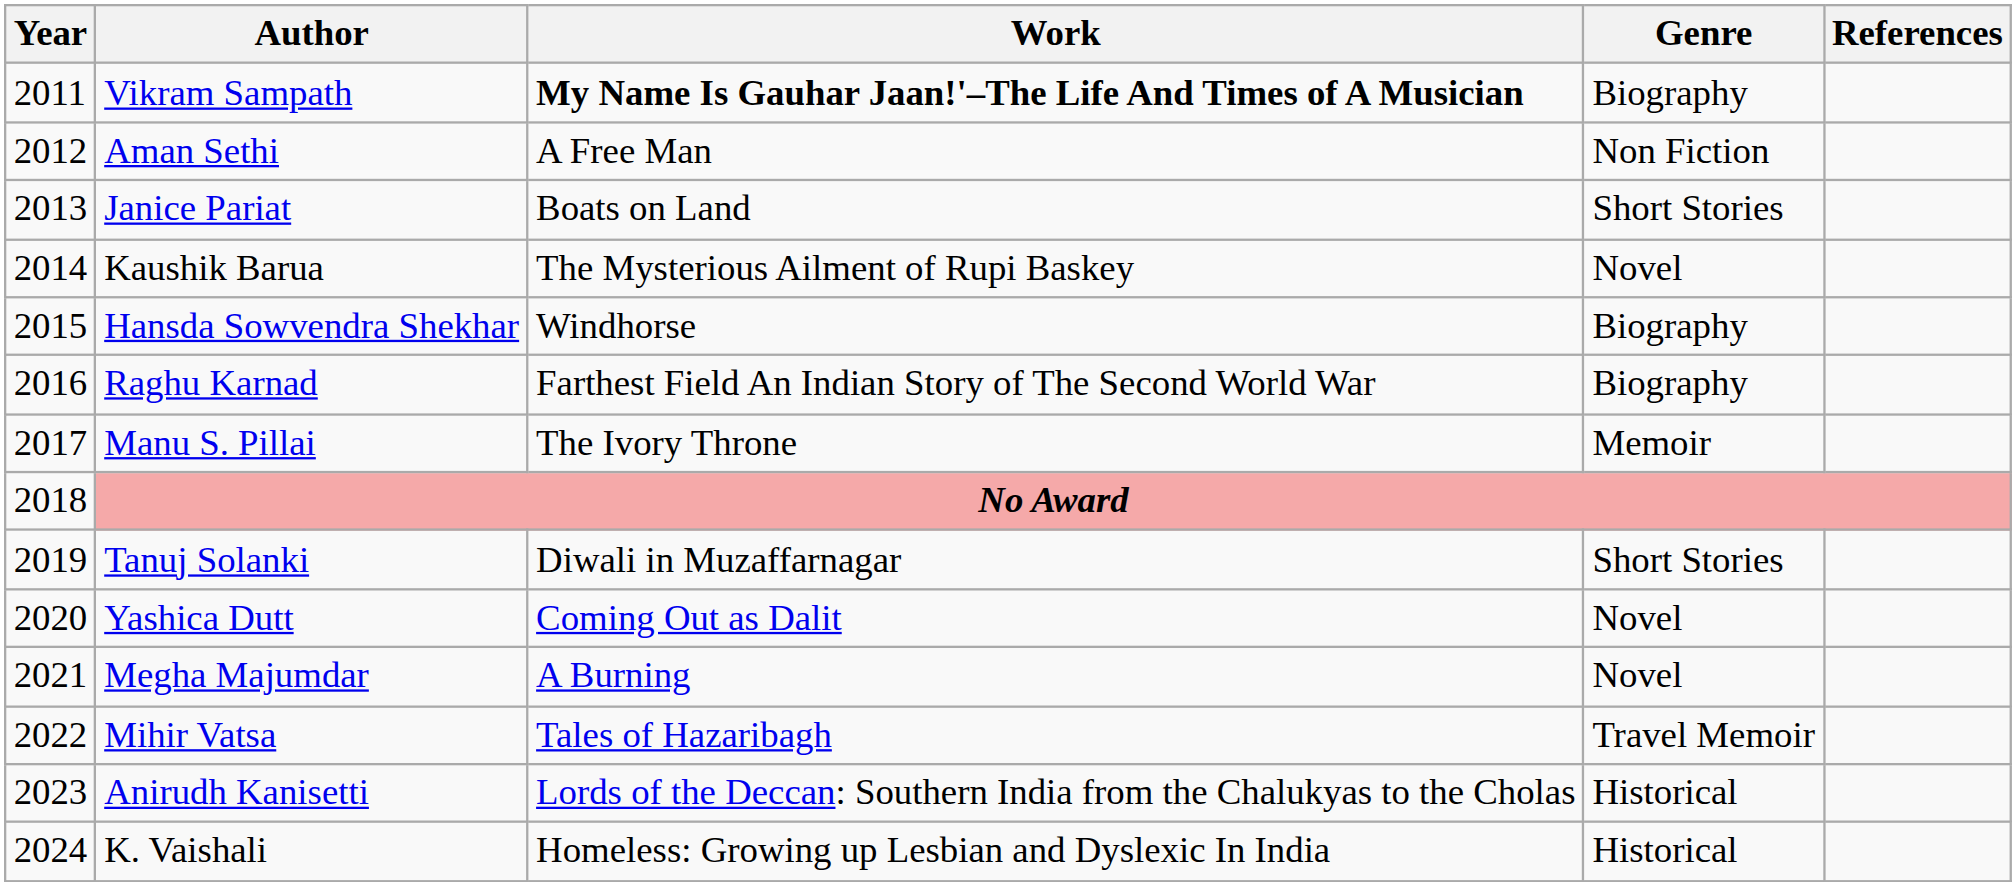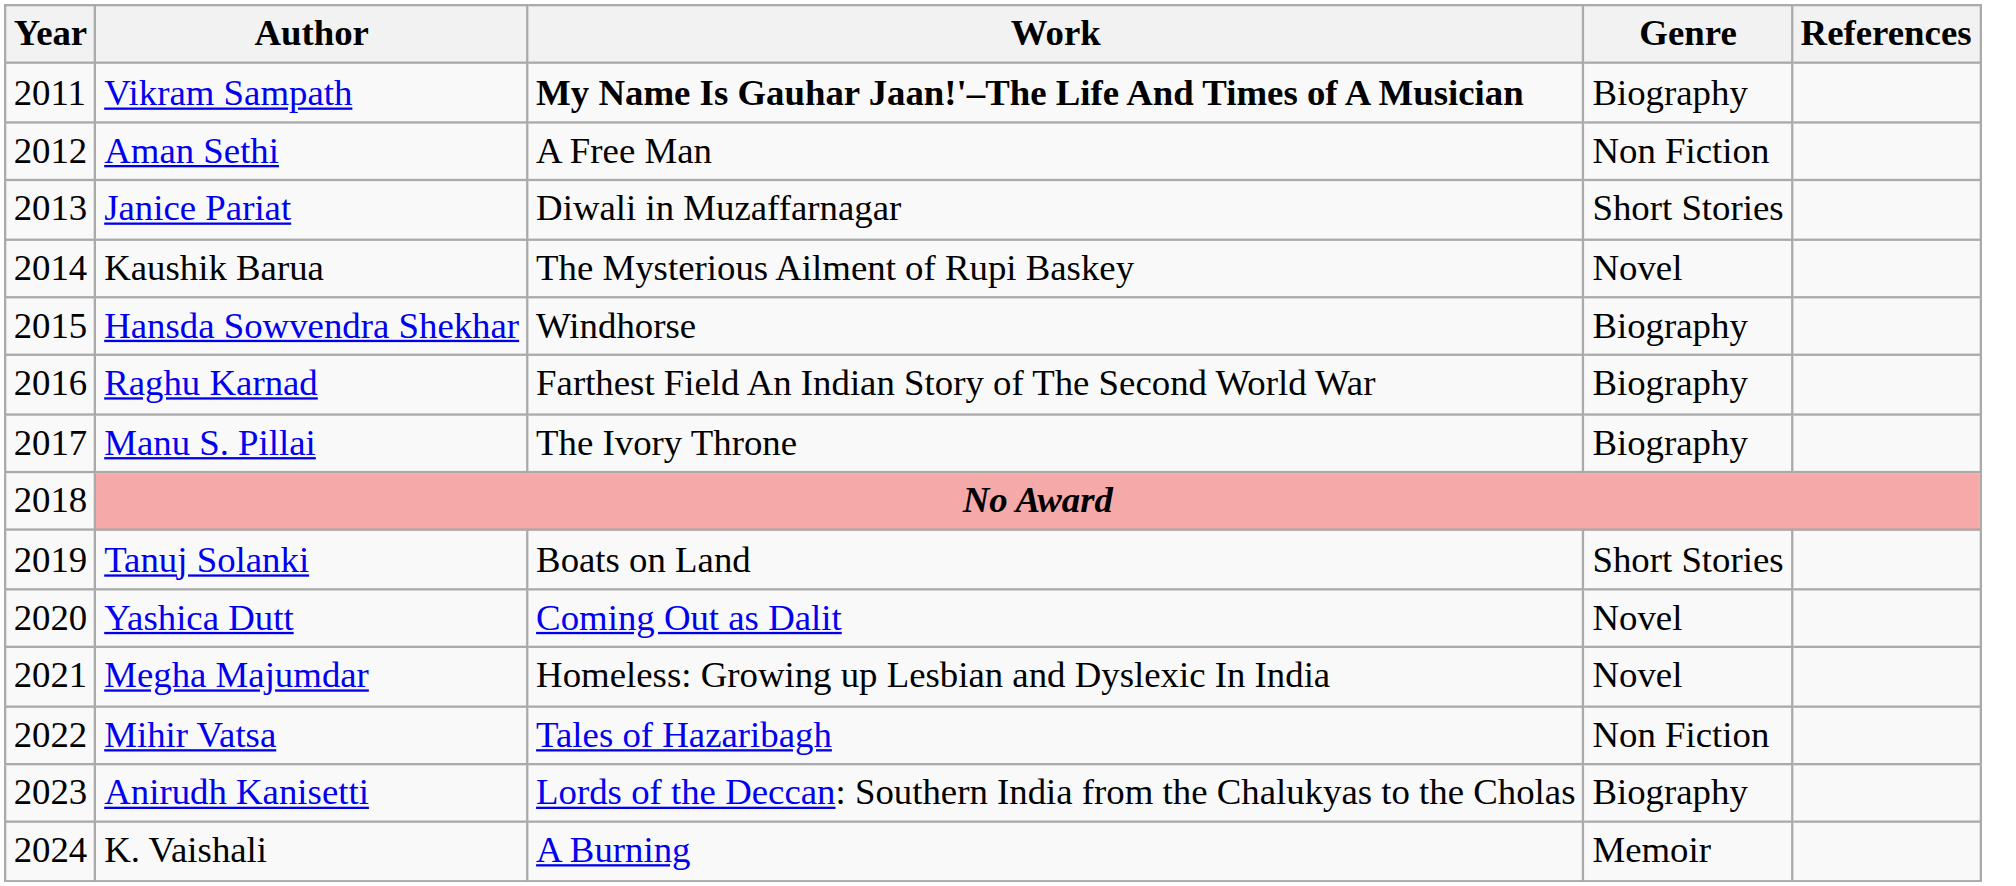(643, 208) Boats on Land -> (719, 208) Diwali in Muzaffarnagar
(1652, 442) Memoir -> (1670, 442) Biography
(719, 558) Diwali in Muzaffarnagar -> (643, 558) Boats on Land
(613, 675) A Burning -> (933, 675) Homeless: Growing up Lesbian and Dyslexic In India
(1704, 734) Travel Memoir -> (1681, 734) Non Fiction
(1665, 792) Historical -> (1670, 792) Biography
(933, 850) Homeless: Growing up Lesbian and Dyslexic In India -> (613, 850) A Burning
(1665, 850) Historical -> (1652, 850) Memoir
